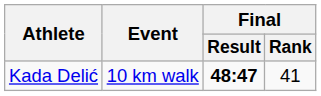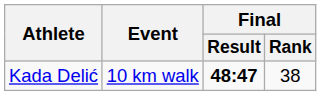(290, 76) 41 -> (290, 76) 38
